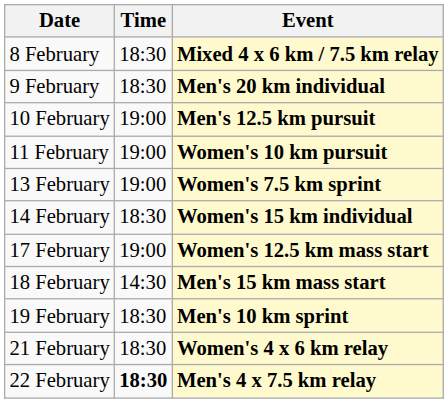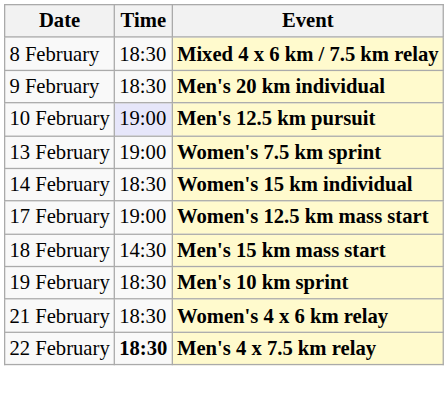(143, 119) no background -> (143, 119) lavender background
- row: (59, 151)
